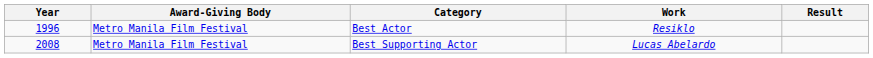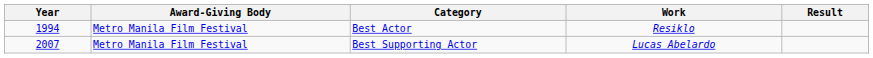(48, 29) 1996 -> (48, 29) 1994
(48, 45) 2008 -> (48, 45) 2007
